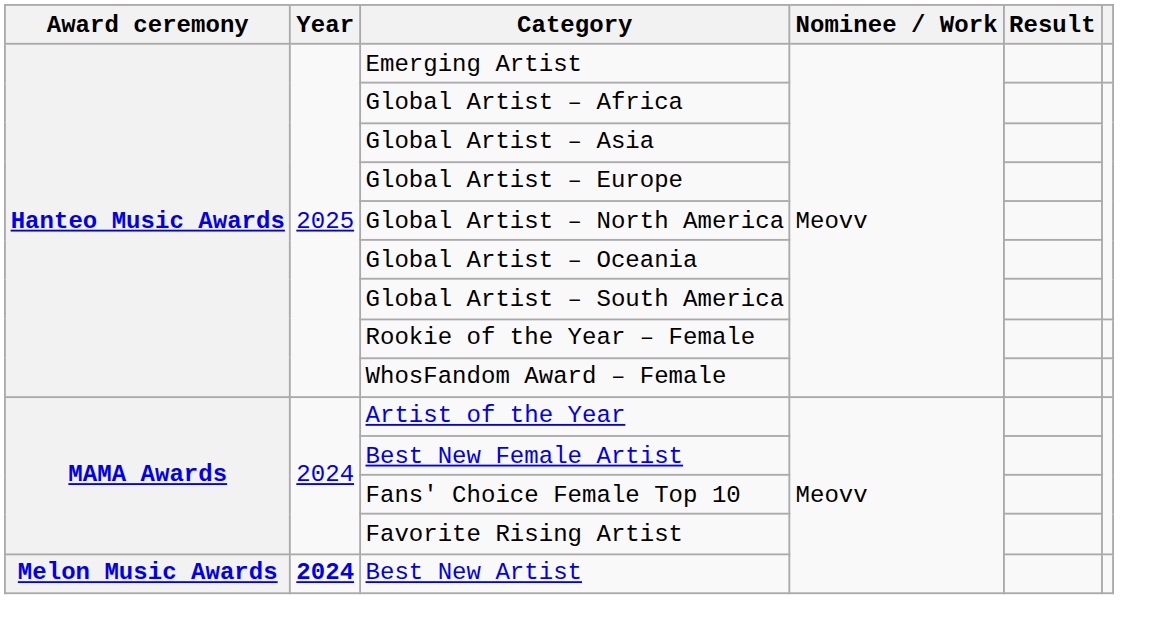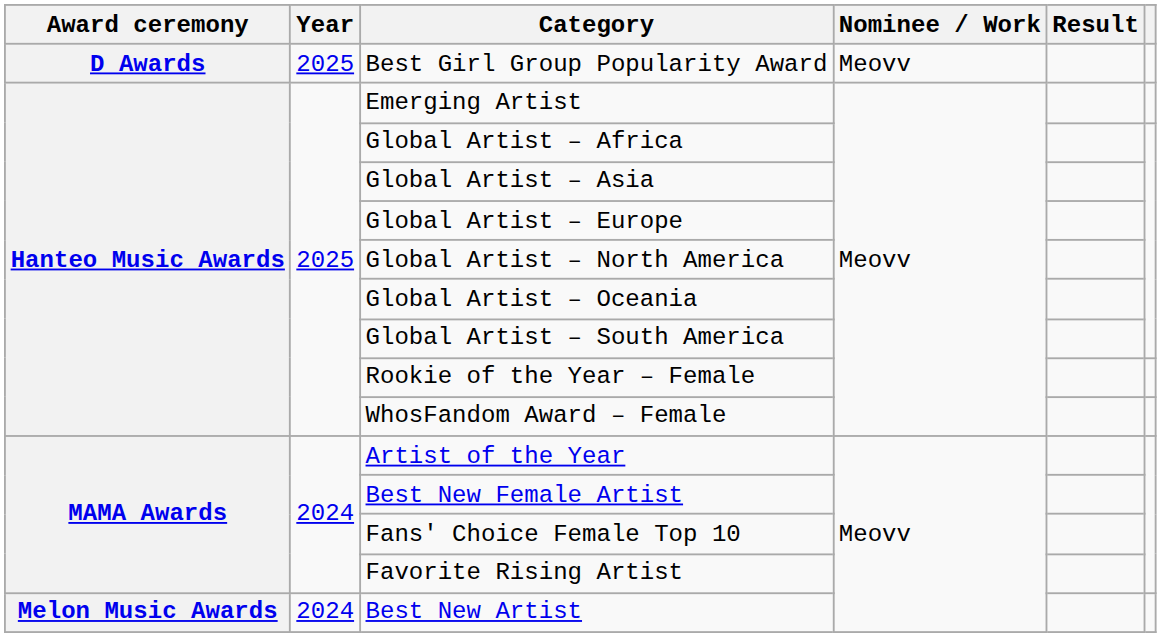+ row: (596, 64)
(325, 573) bold -> (325, 612) normal
